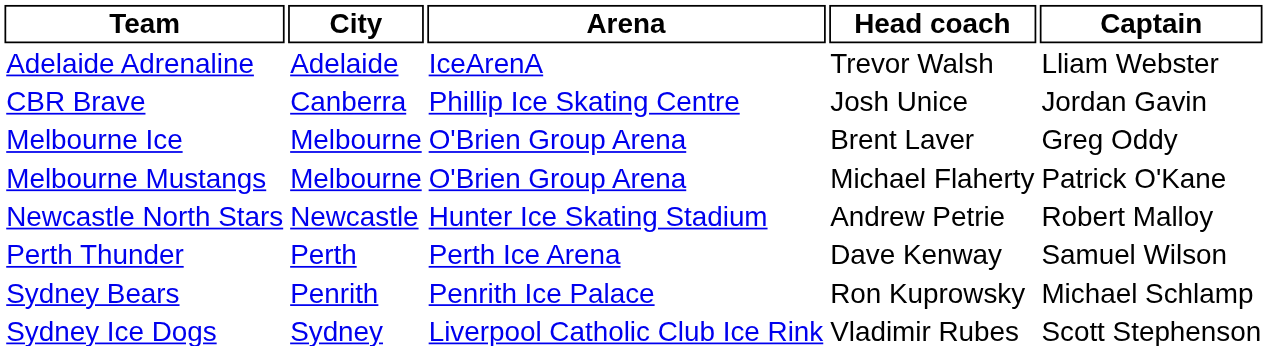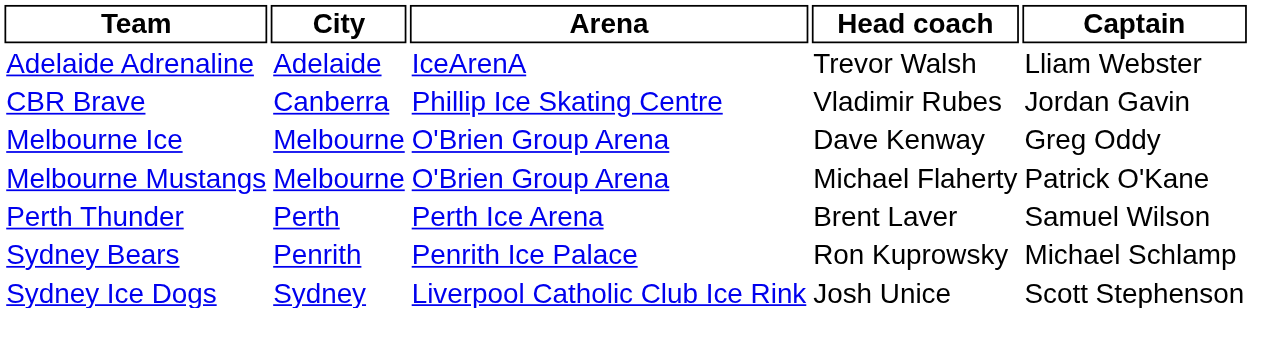(899, 102) Josh Unice -> (908, 102) Vladimir Rubes
(902, 140) Brent Laver -> (899, 140) Dave Kenway
- row: (145, 216)
(916, 255) Dave Kenway -> (885, 216) Brent Laver
(925, 331) Vladimir Rubes -> (882, 293) Josh Unice
